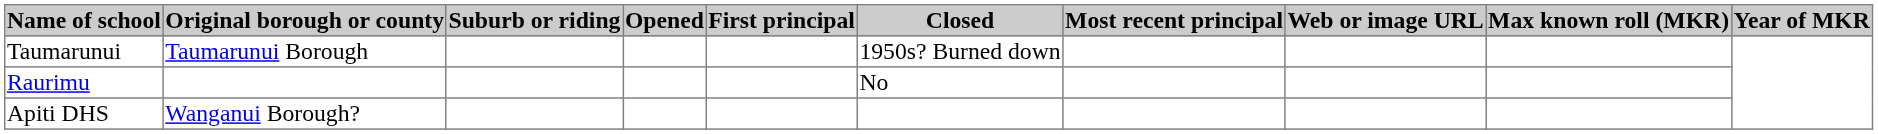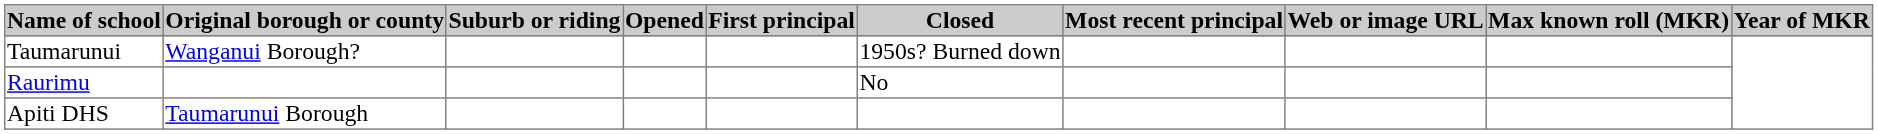(267, 51) Taumarunui Borough -> (263, 51) Wanganui Borough?
(263, 113) Wanganui Borough? -> (267, 113) Taumarunui Borough
